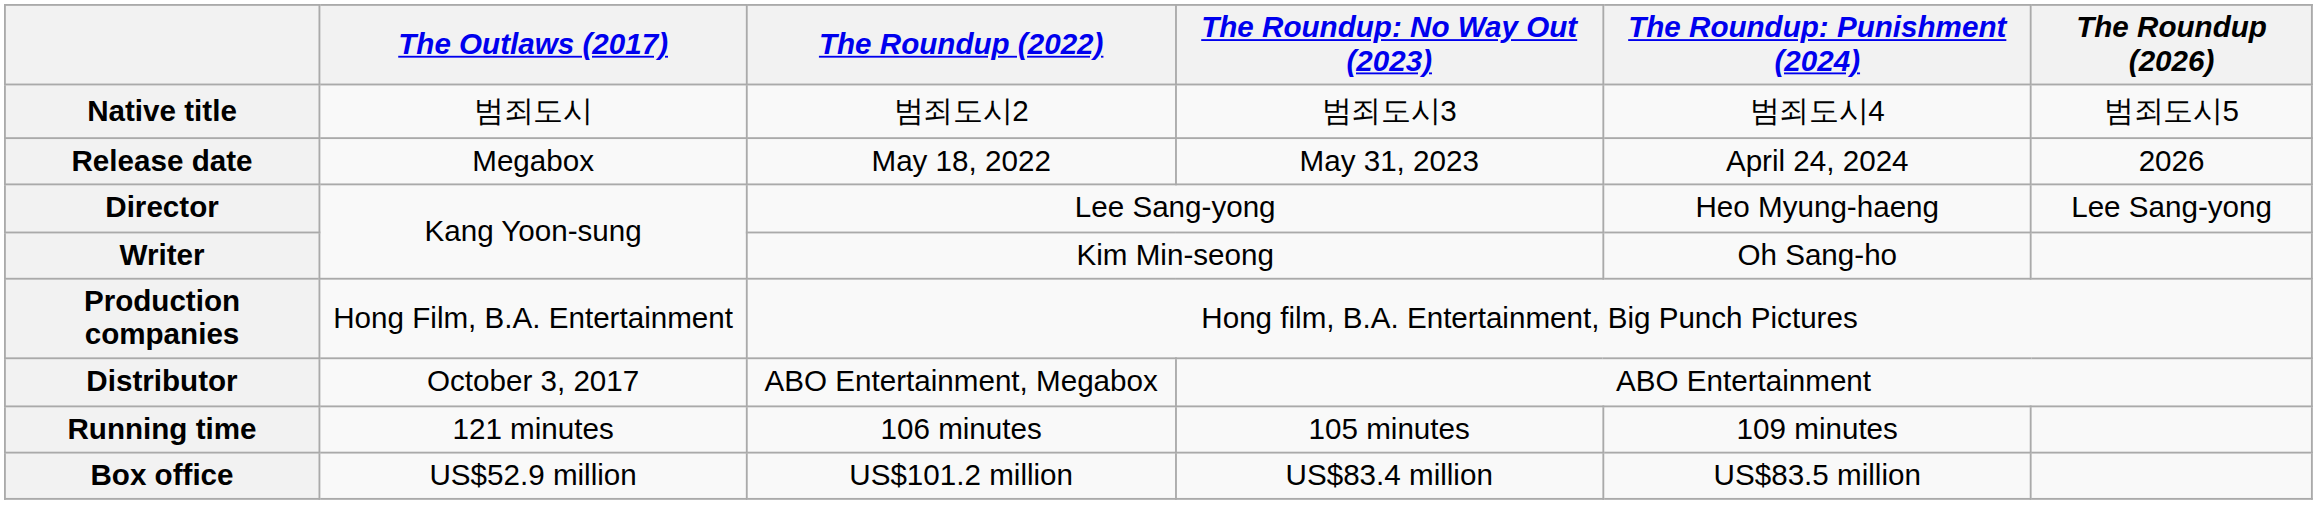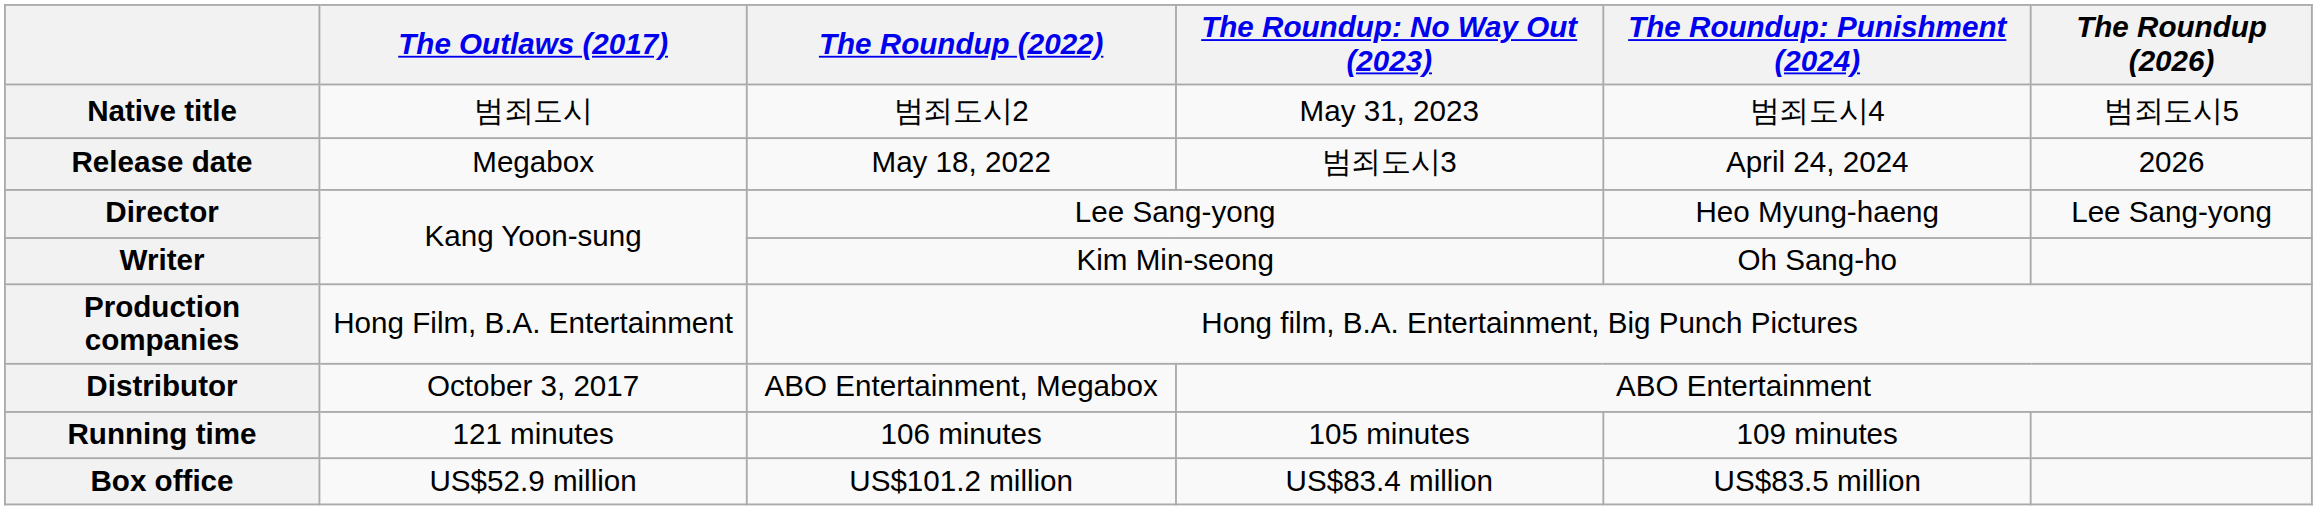(1389, 110) 범죄도시3 -> (1389, 110) May 31, 2023
(1389, 160) May 31, 2023 -> (1389, 162) 범죄도시3
